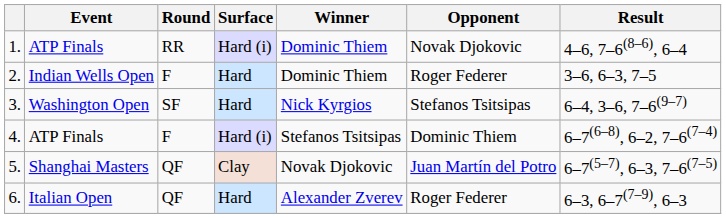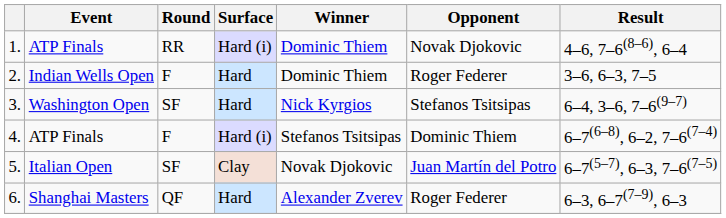(89, 166) Shanghai Masters -> (70, 166) Italian Open
(172, 166) QF -> (171, 166) SF
(70, 198) Italian Open -> (89, 198) Shanghai Masters
